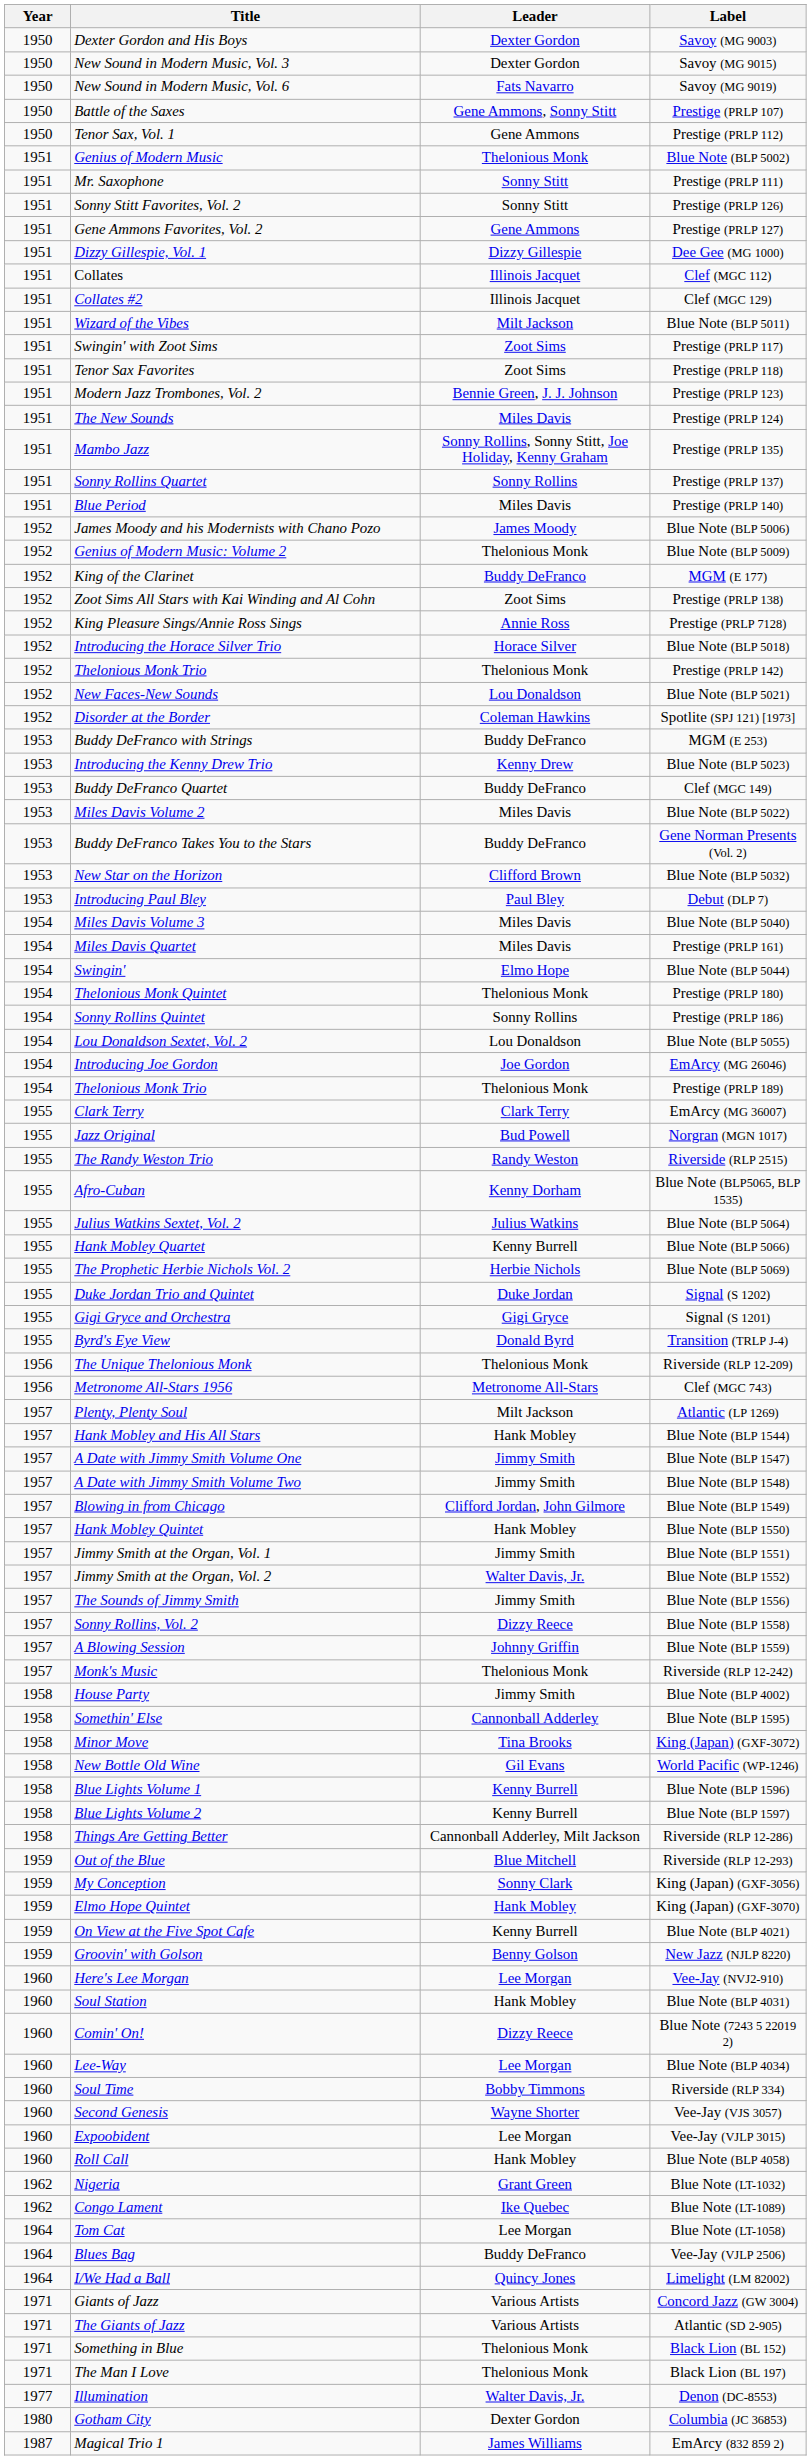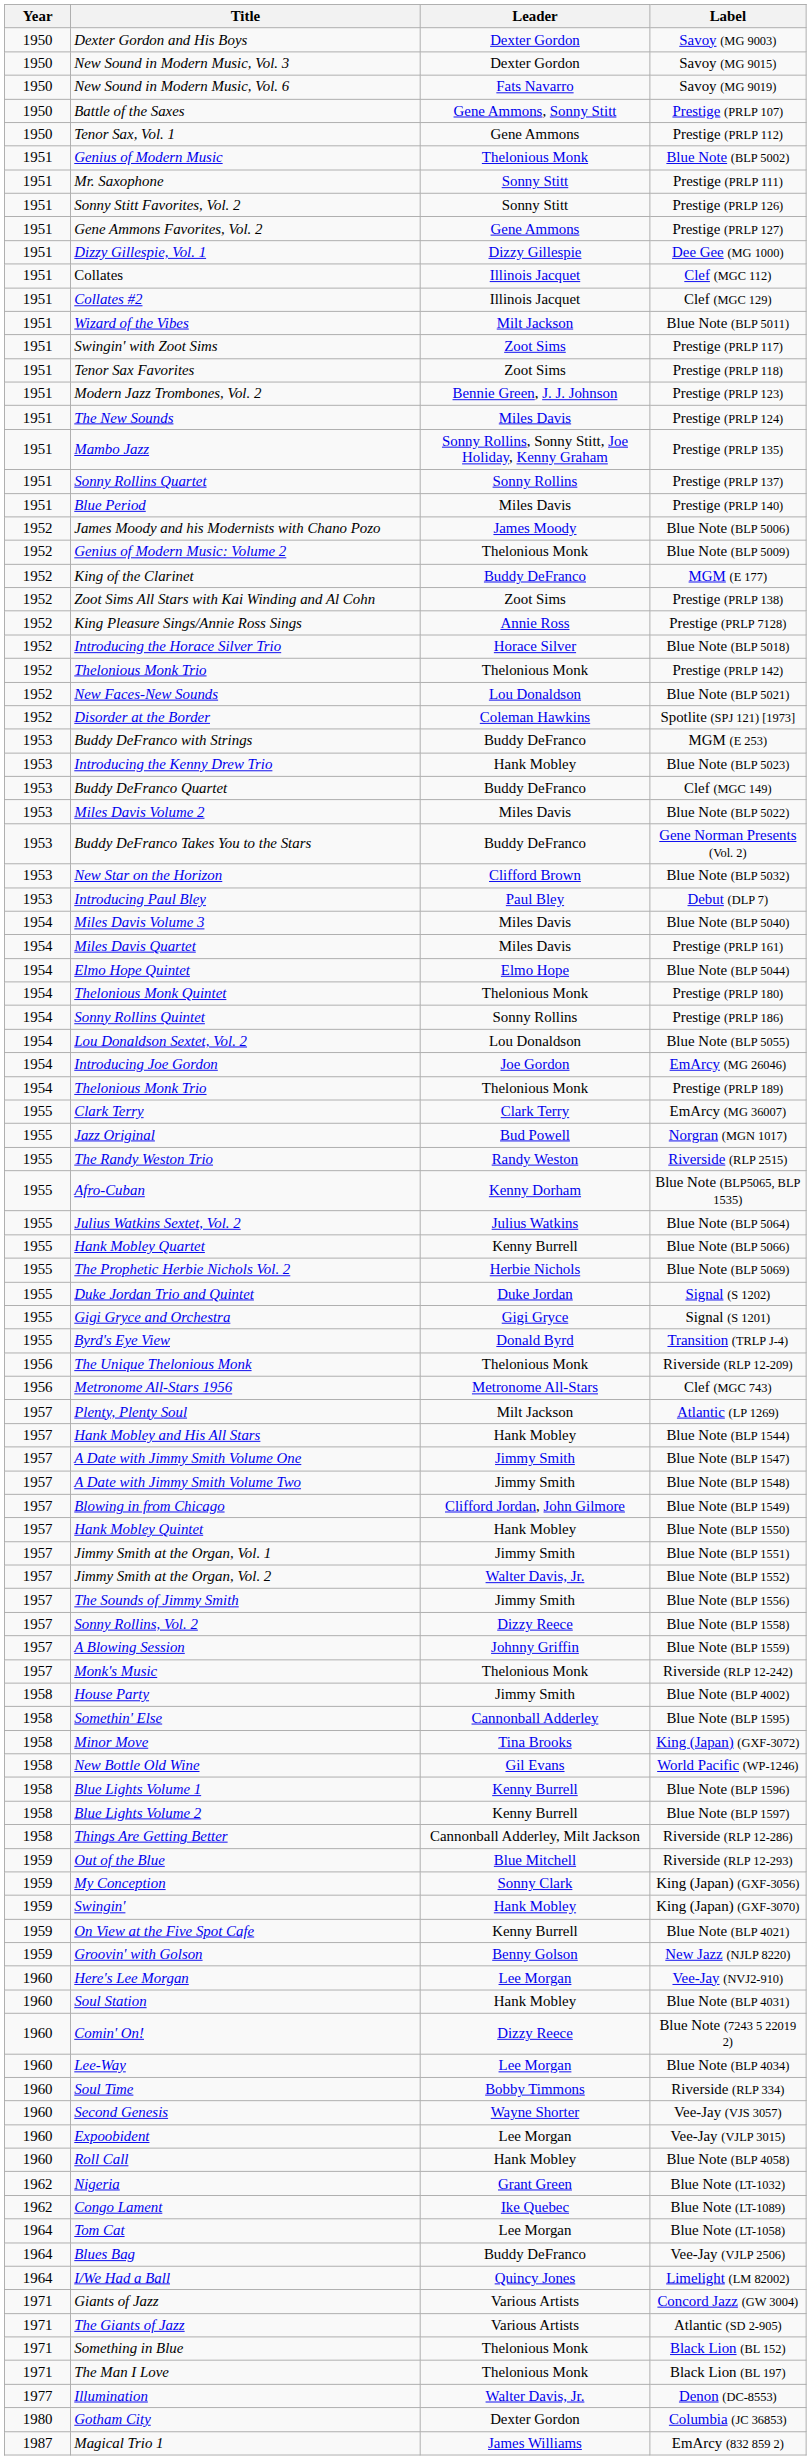(535, 764) Kenny Drew -> (535, 764) Hank Mobley
(100, 970) Swingin' -> (132, 970) Elmo Hope Quintet
(132, 1907) Elmo Hope Quintet -> (100, 1907) Swingin'
